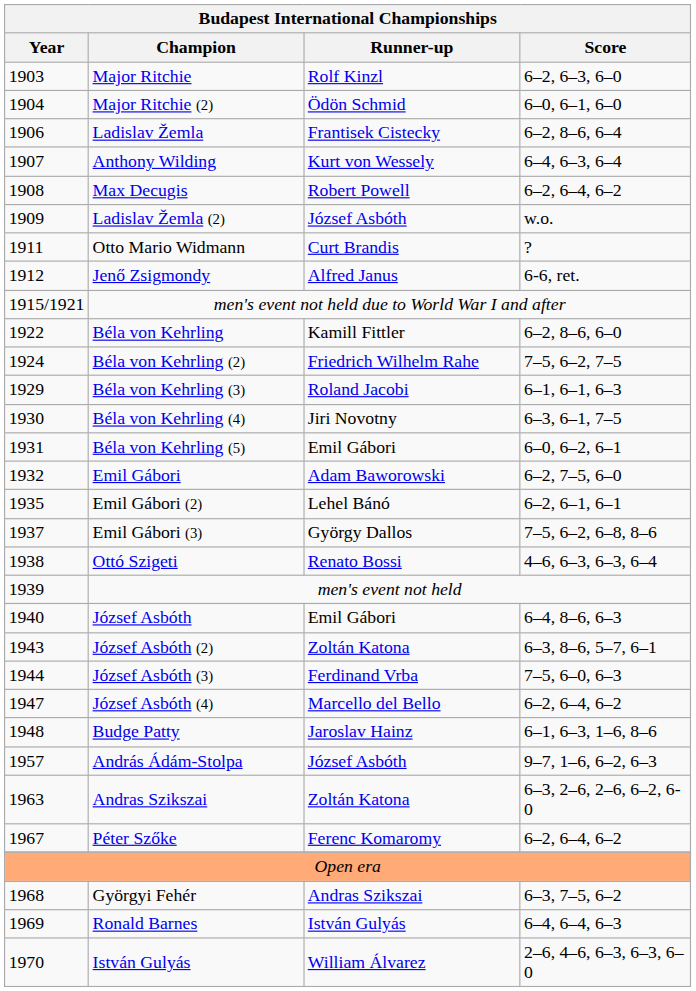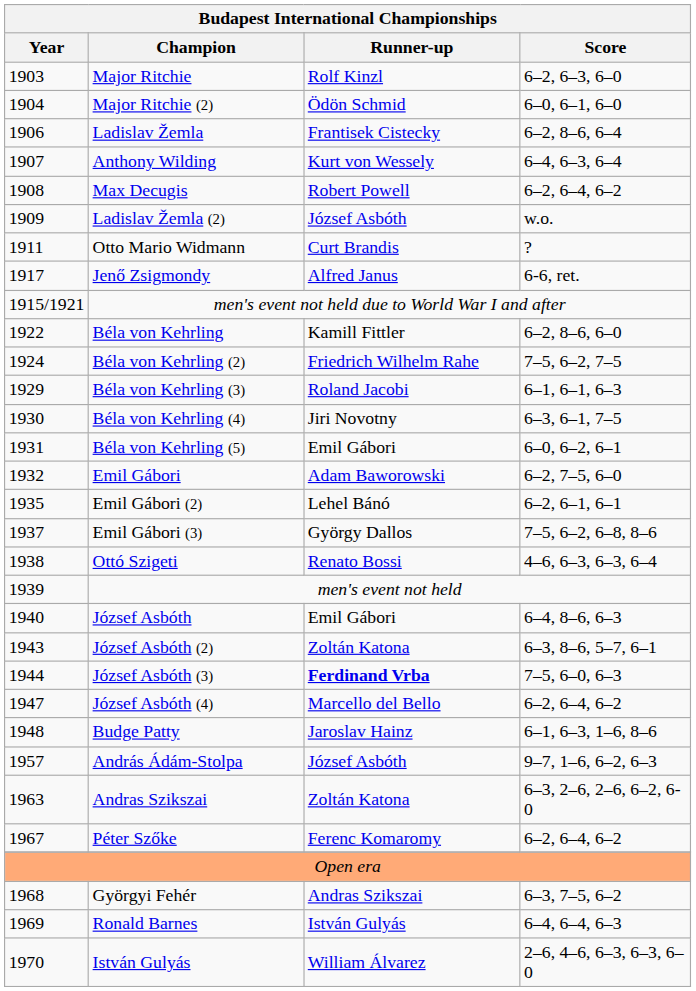(26, 275) 1912 -> (26, 275) 1917
(363, 674) normal -> (369, 674) bold
